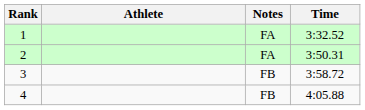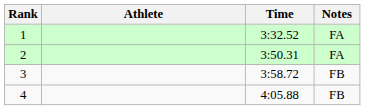columns swapped: (325, 14) <-> (268, 14)
